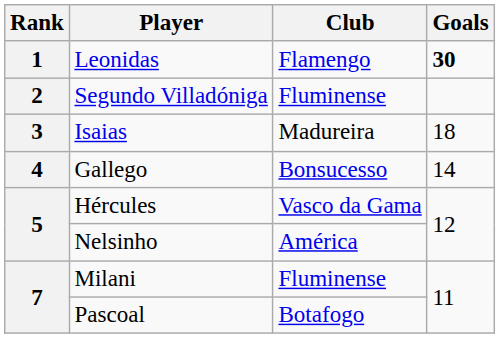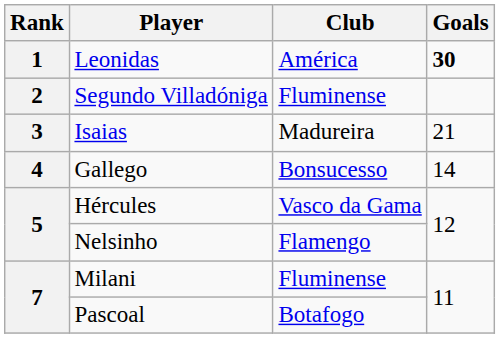(325, 59) Flamengo -> (318, 59) América
(444, 132) 18 -> (444, 132) 21
(318, 242) América -> (325, 242) Flamengo
